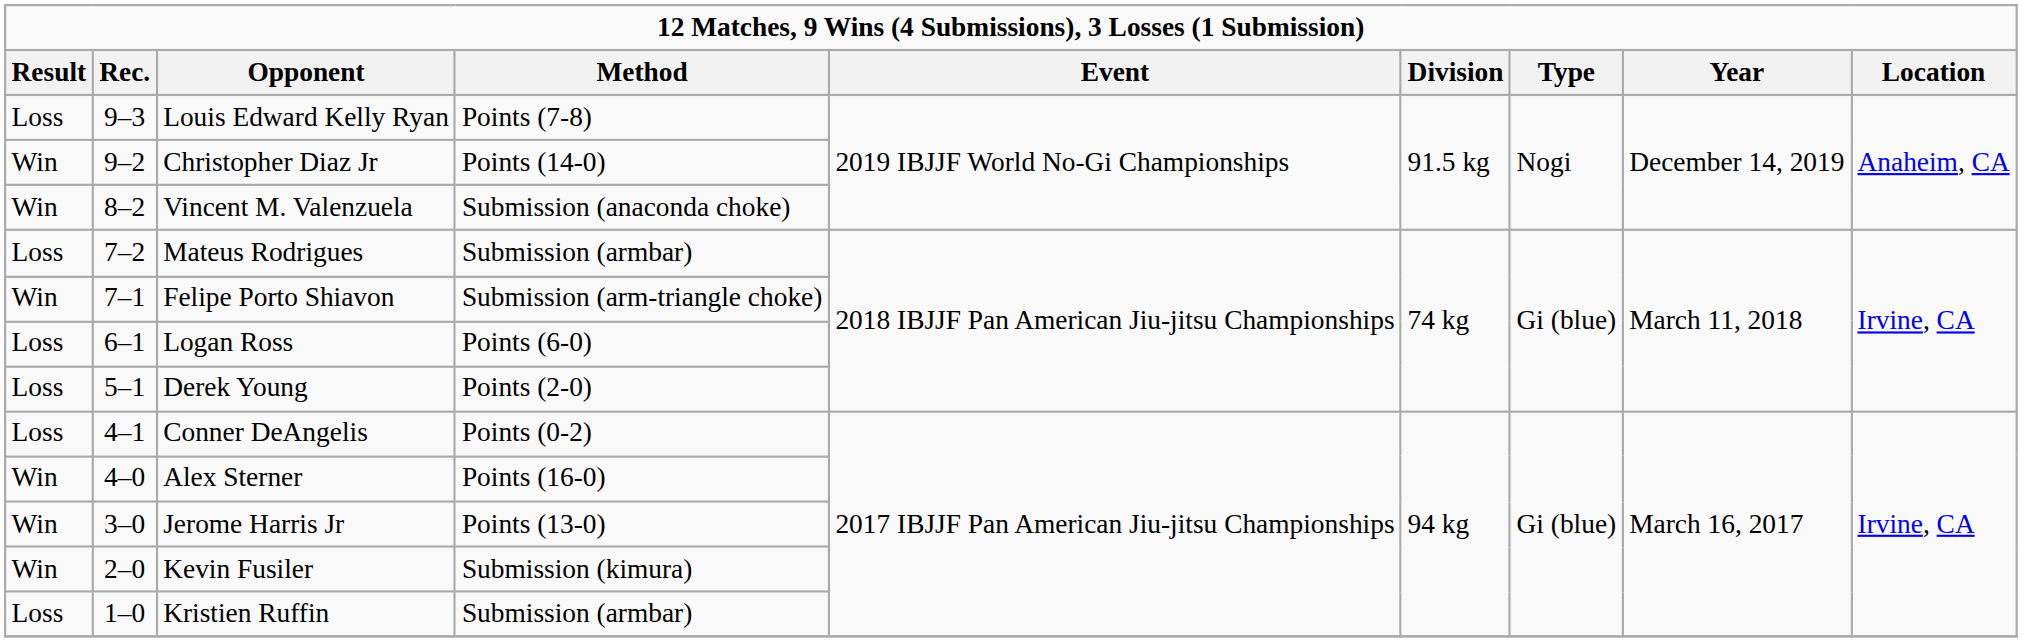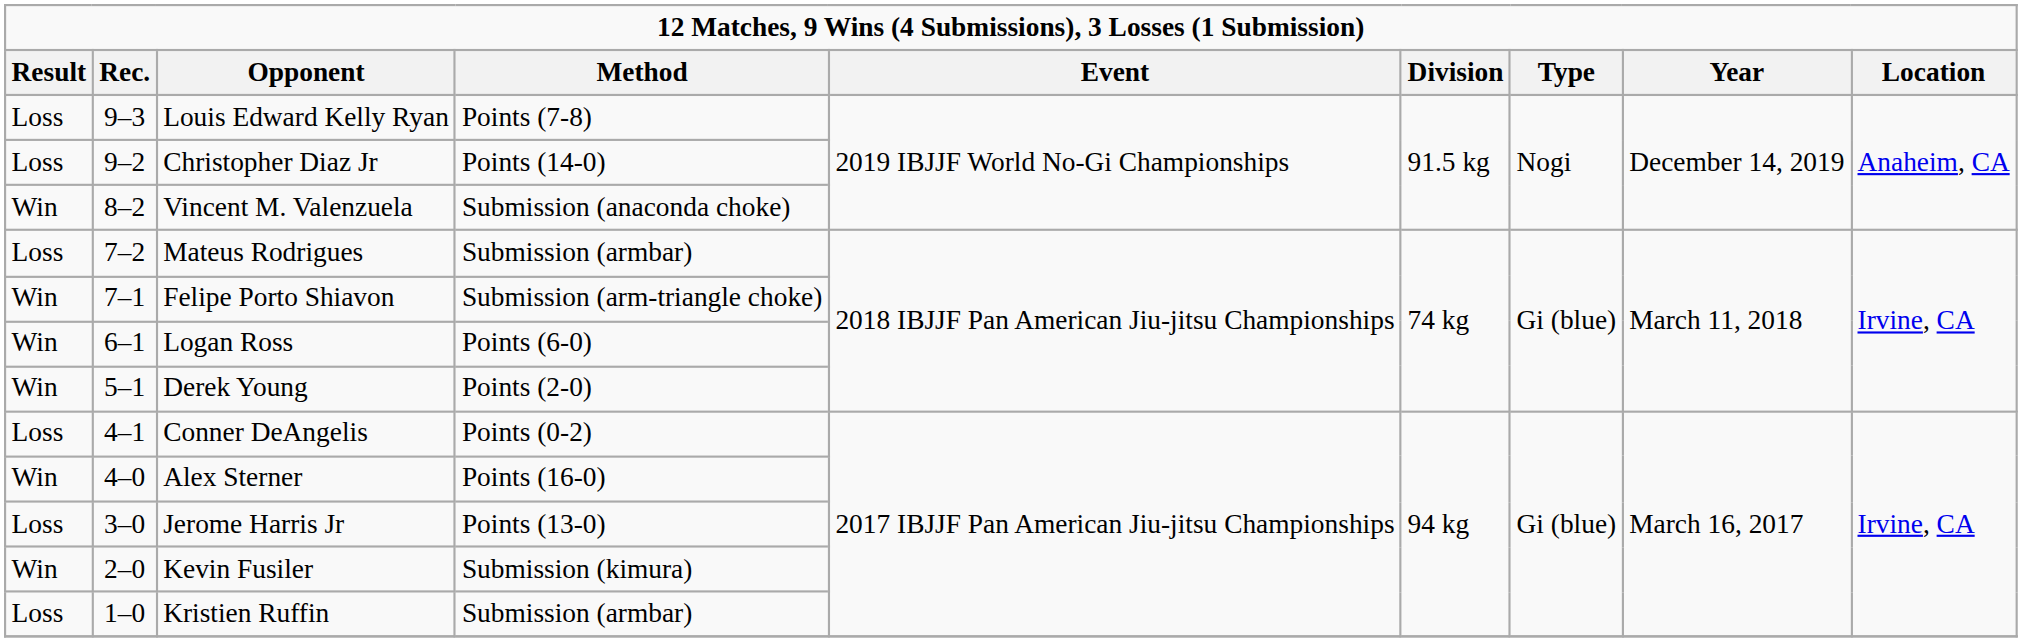(35, 162) Win -> (37, 162) Loss
(37, 342) Loss -> (35, 342) Win
(37, 387) Loss -> (35, 387) Win
(35, 523) Win -> (37, 523) Loss
